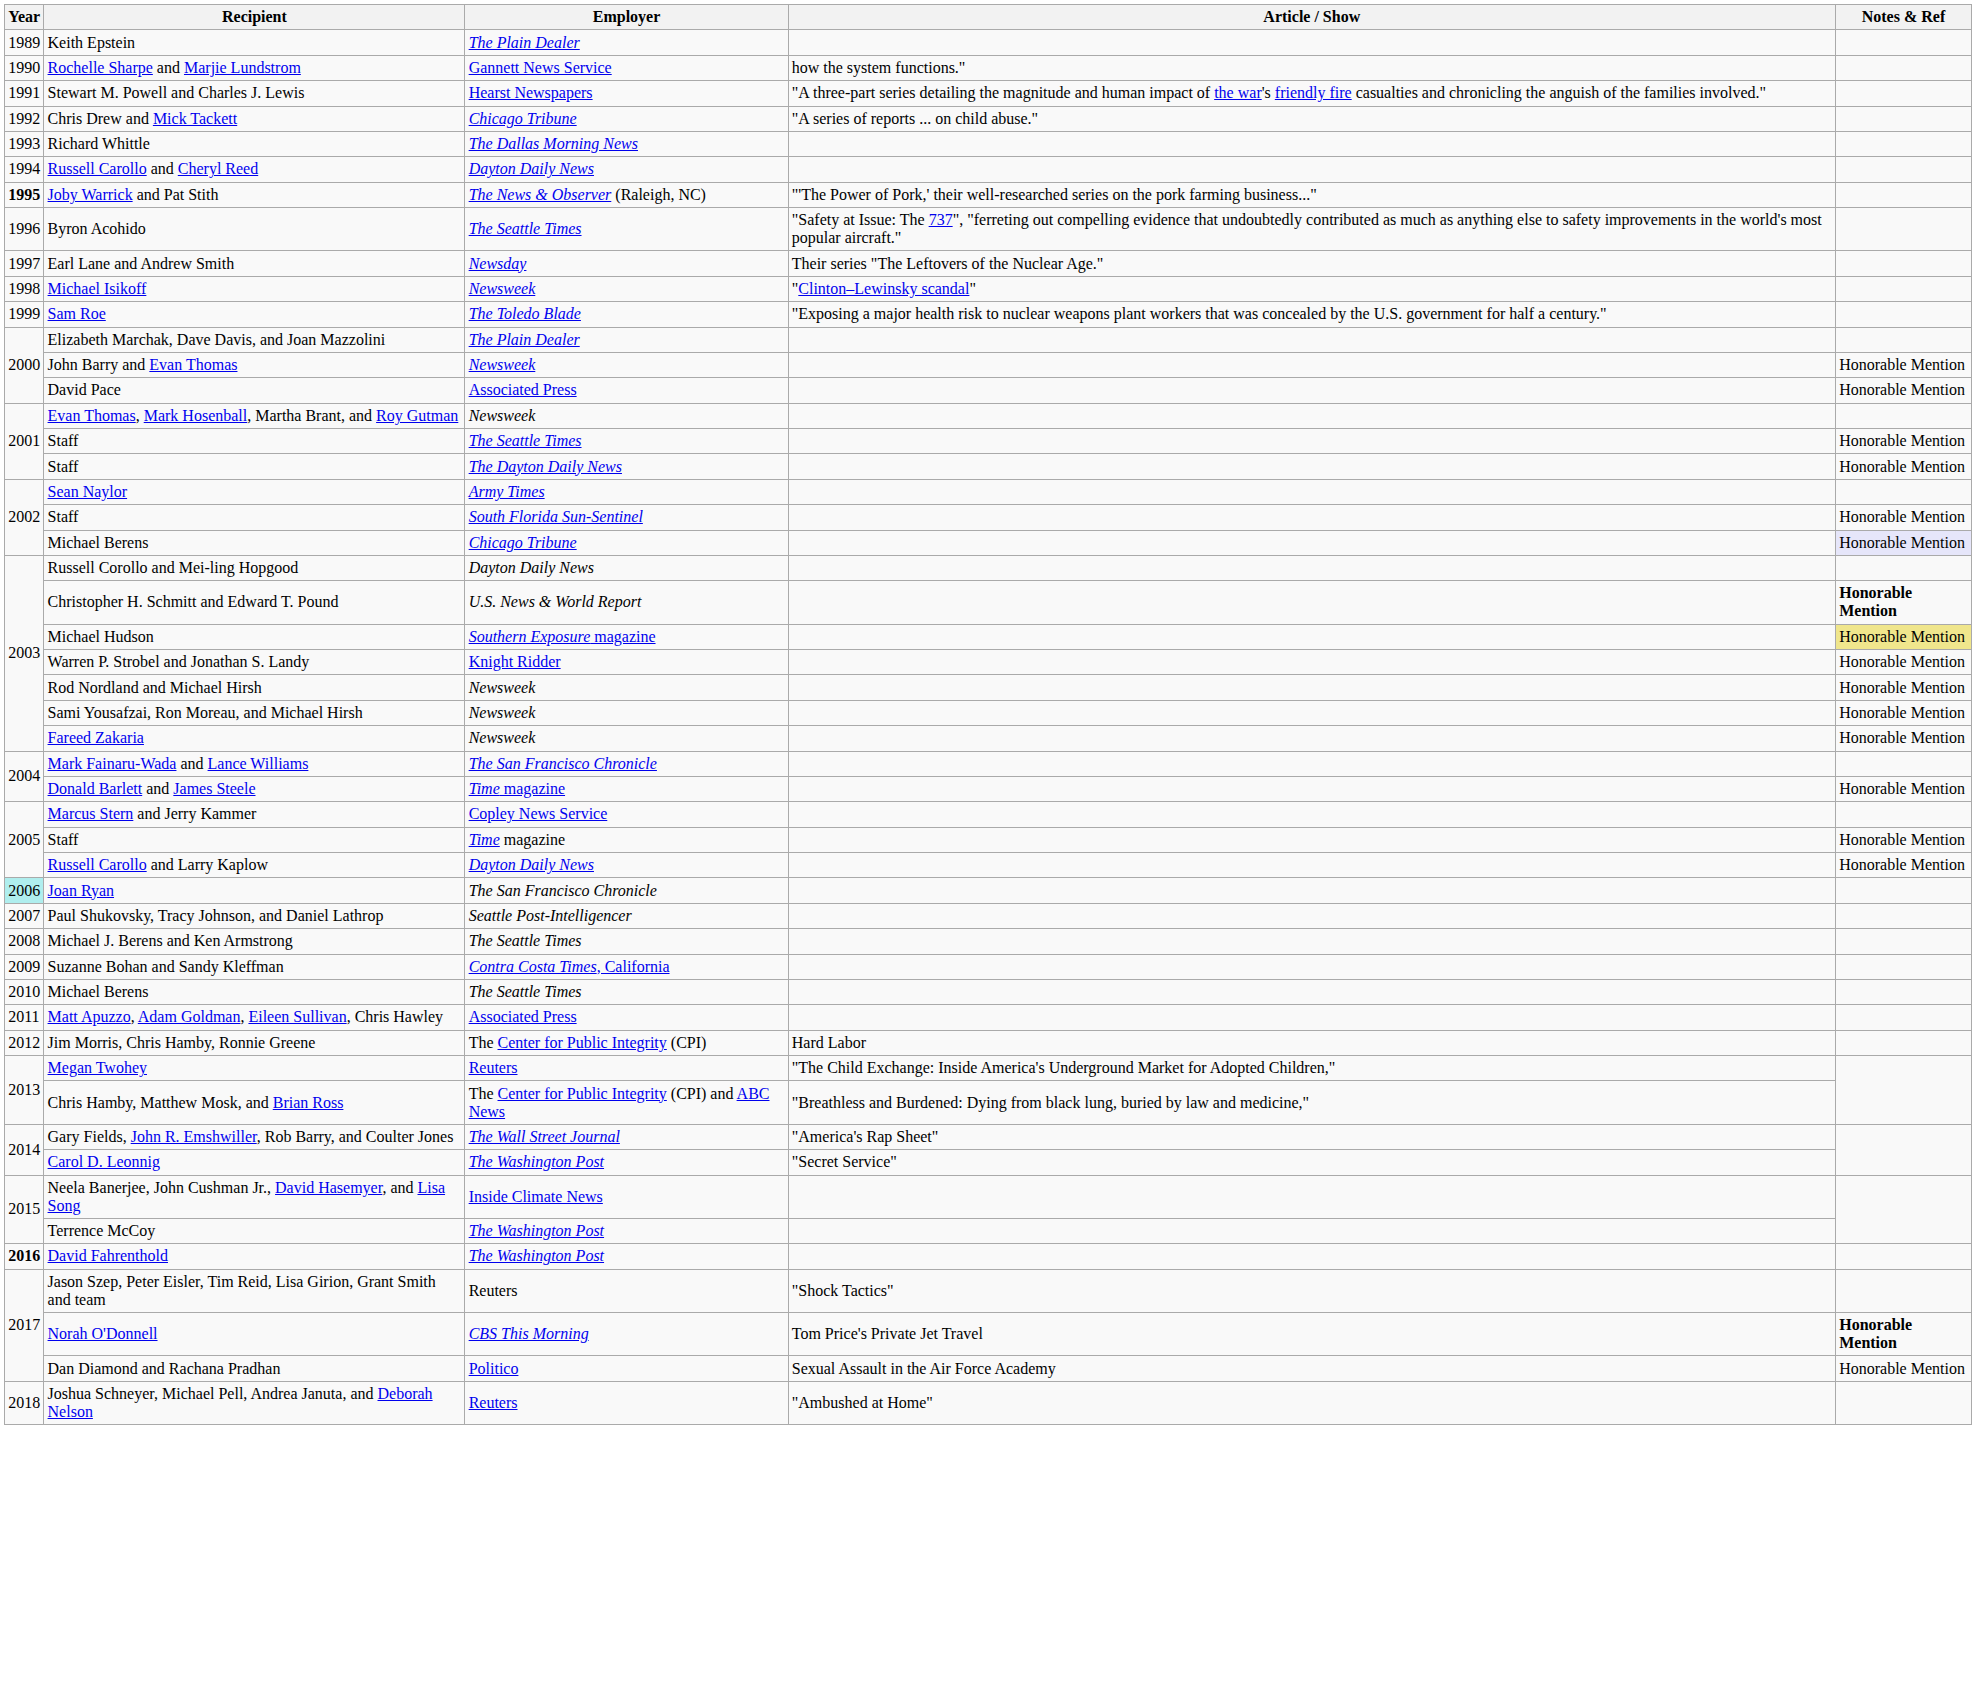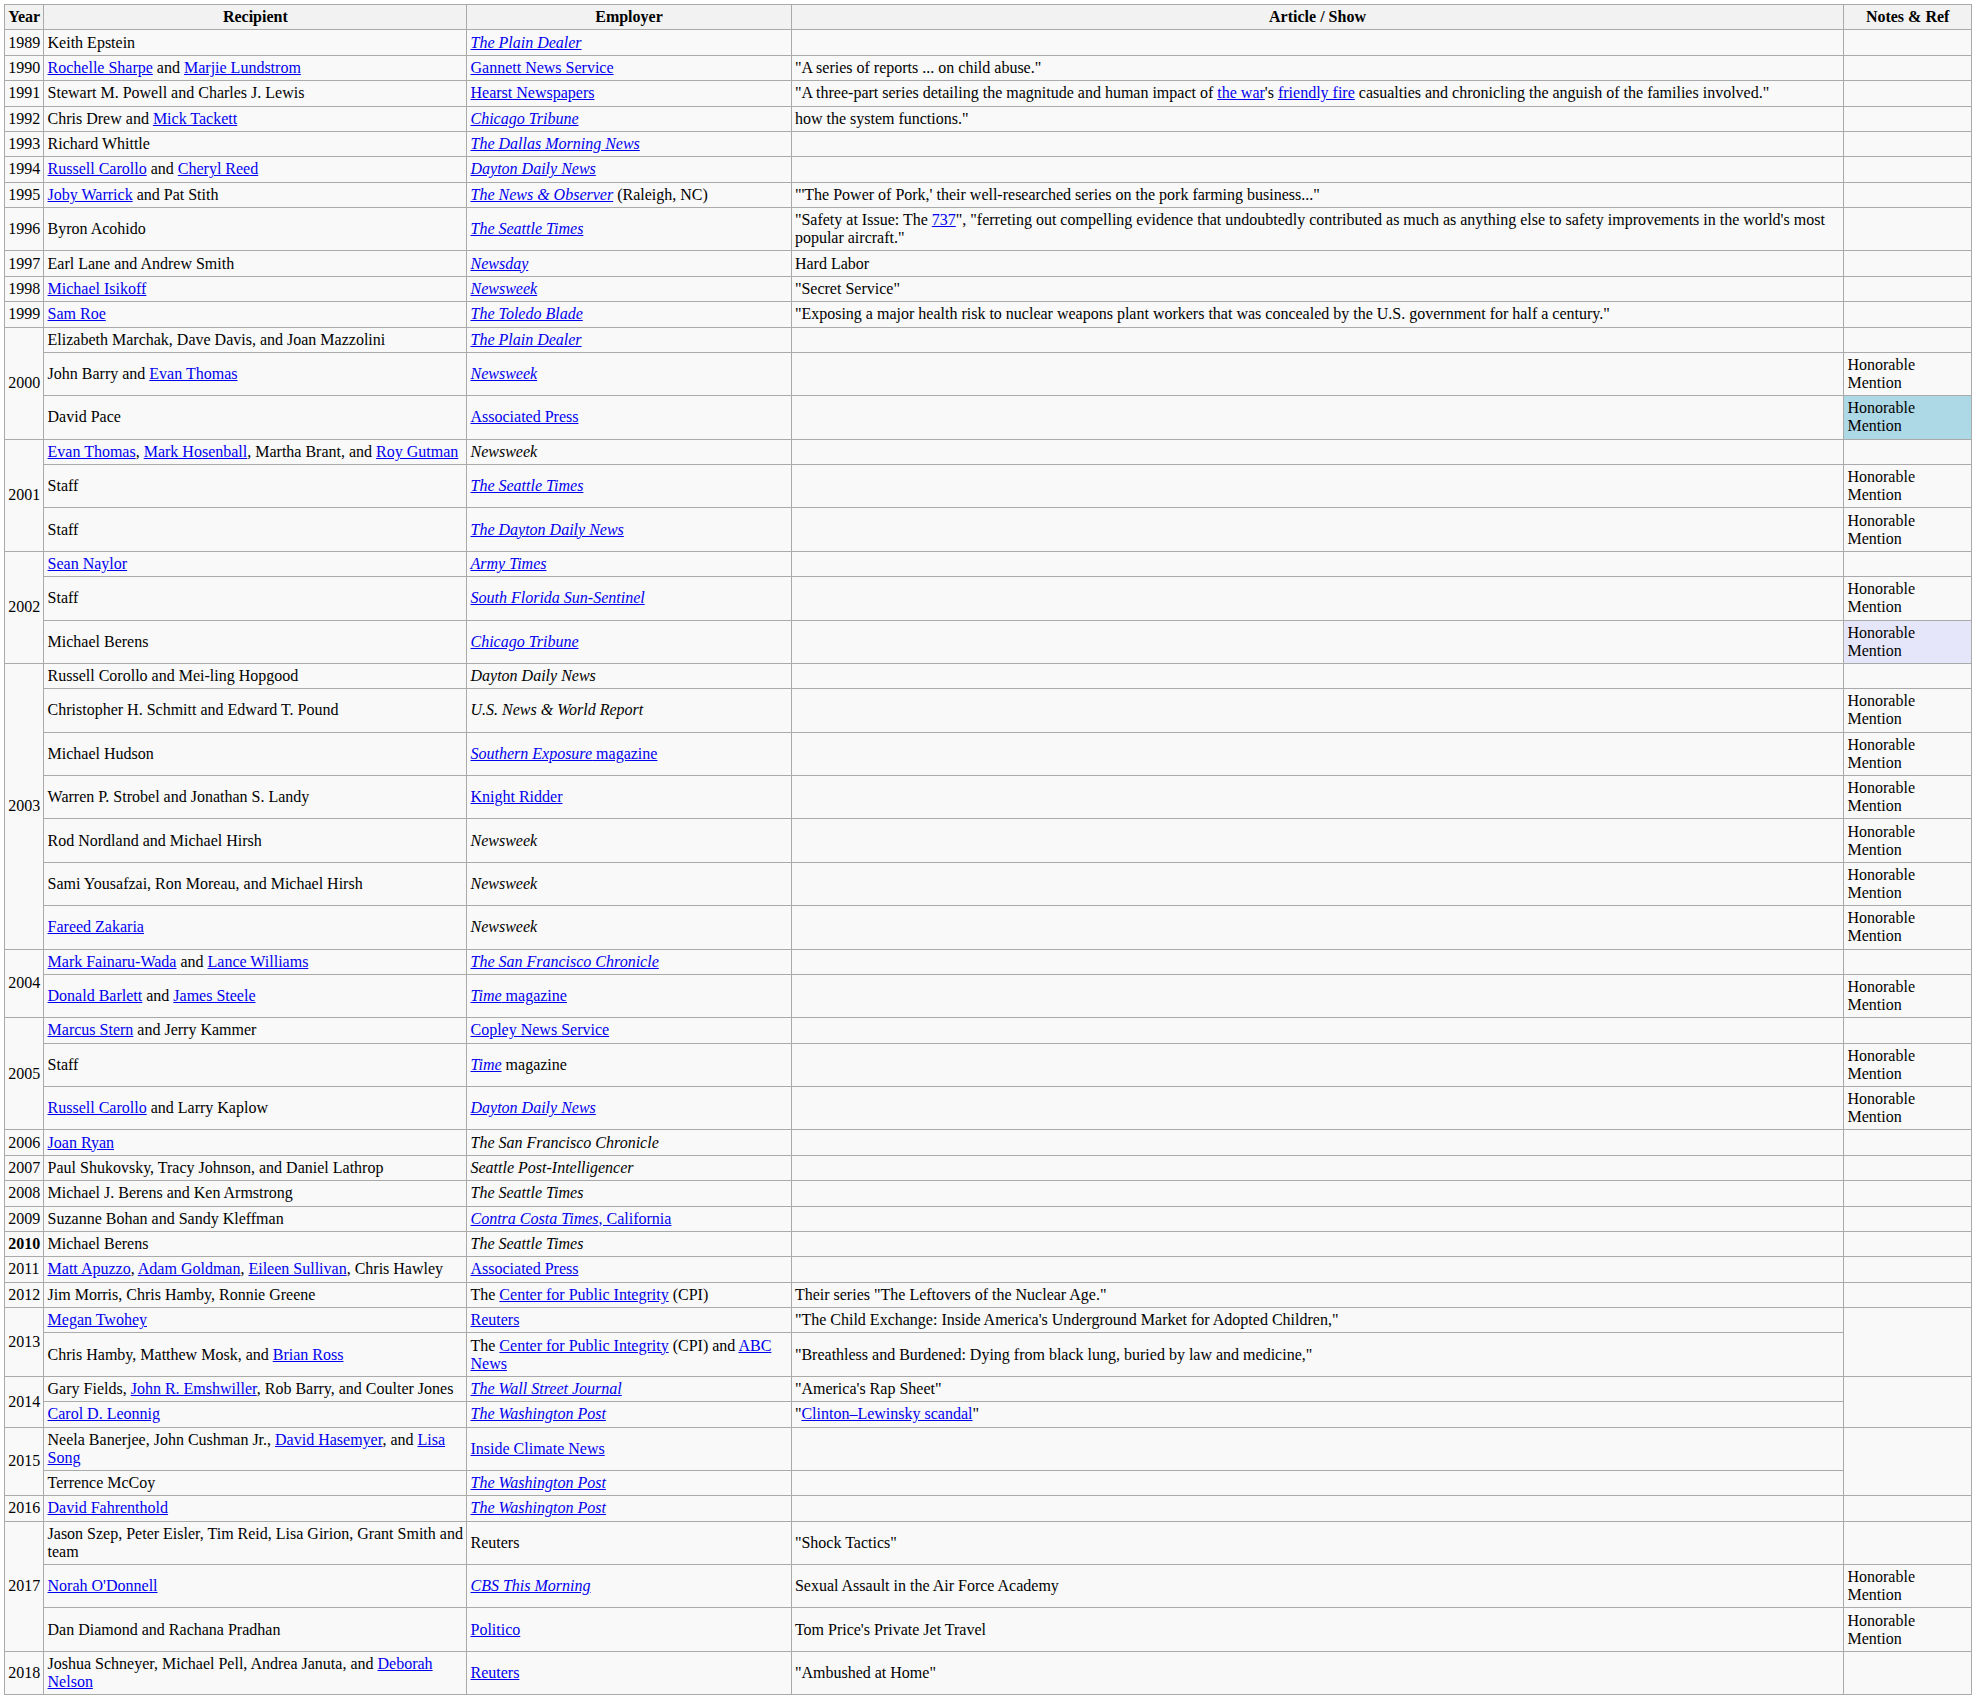(879, 67) how the system functions." -> (918, 67) "A series of reports ... on child abuse."
(915, 118) "A series of reports ... on child abuse." -> (882, 118) how the system functions."
(24, 194) bold -> (24, 194) normal
(948, 263) Their series "The Leftovers of the Nuclear Age." -> (832, 263) Hard Labor
(884, 288) "Clinton–Lewinsky scandal" -> (847, 288) "Secret Service"
(1902, 390) no background -> (1881, 417) lightblue background
(1876, 602) bold -> (1881, 710) normal
(1902, 636) khaki background -> (1881, 753) no background
(24, 890) paleturquoise background -> (24, 1142) no background
(24, 992) normal -> (24, 1244) bold
(829, 1042) Hard Labor -> (951, 1294) Their series "The Leftovers of the Nuclear Age."
(844, 1162) "Secret Service" -> (887, 1414) "Clinton–Lewinsky scandal"
(24, 1256) bold -> (24, 1508) normal
(887, 1334) Tom Price's Private Jet Travel -> (927, 1586) Sexual Assault in the Air Force Academy
(1876, 1334) bold -> (1881, 1586) normal
(924, 1368) Sexual Assault in the Air Force Academy -> (890, 1629) Tom Price's Private Jet Travel
